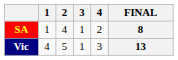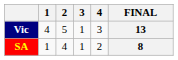rows swapped: (21, 47) <-> (21, 30)
